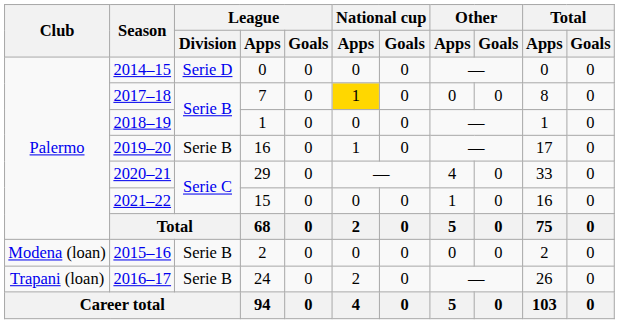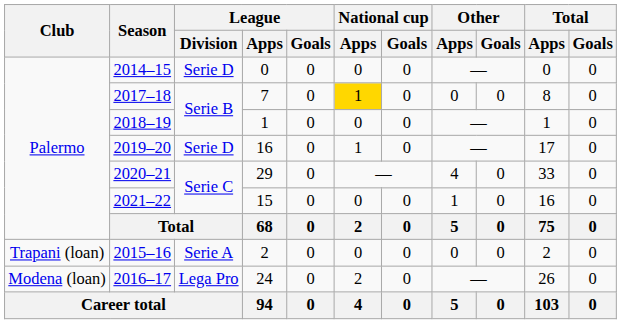(208, 148) Serie B -> (209, 148) Serie D
(57, 252) Modena (loan) -> (57, 252) Trapani (loan)
(208, 252) Serie B -> (209, 252) Serie A
(57, 278) Trapani (loan) -> (57, 278) Modena (loan)
(208, 278) Serie B -> (209, 278) Lega Pro
